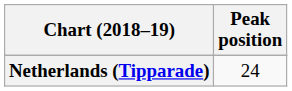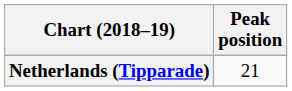(250, 70) 24 -> (250, 70) 21
